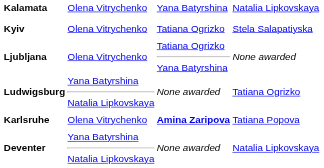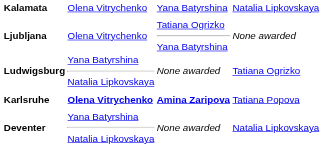- row: (14, 28)
(107, 120) normal -> (110, 99) bold
